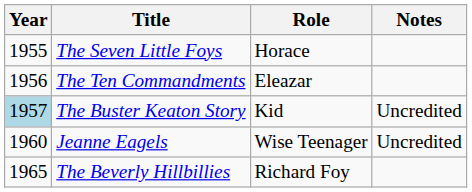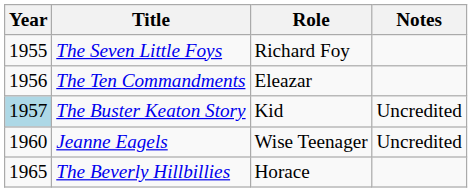(282, 50) Horace -> (302, 50) Richard Foy
(302, 171) Richard Foy -> (282, 171) Horace
